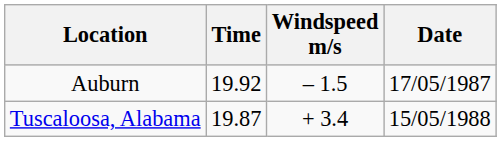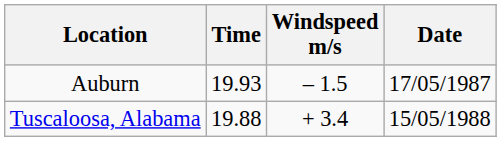(236, 82) 19.92 -> (236, 82) 19.93
(236, 118) 19.87 -> (236, 118) 19.88
